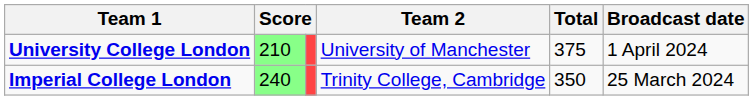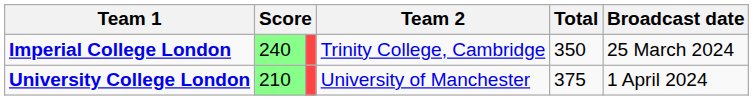rows swapped: (120, 79) <-> (130, 49)
